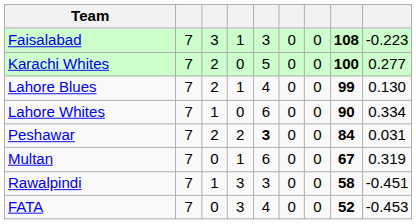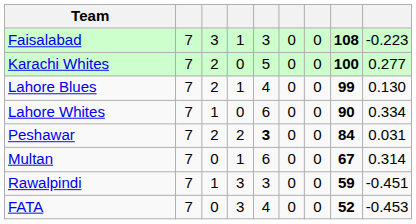(387, 159) 0.319 -> (387, 159) 0.314
(346, 183) 58 -> (346, 183) 59
